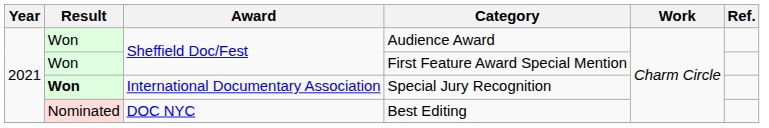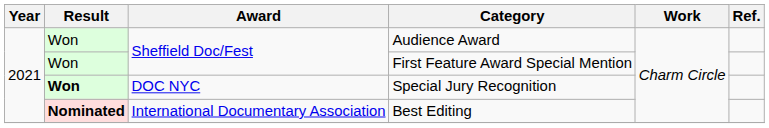(254, 87) International Documentary Association -> (166, 87) DOC NYC
(84, 110) normal -> (86, 110) bold
(161, 110) DOC NYC -> (259, 110) International Documentary Association
